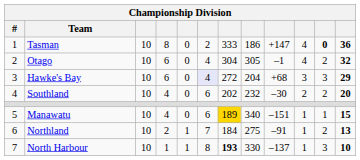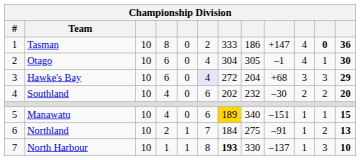(325, 61) 2 -> (325, 61) 1
(345, 61) 32 -> (345, 61) 30
